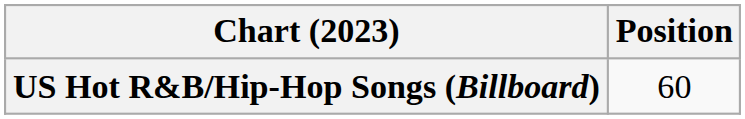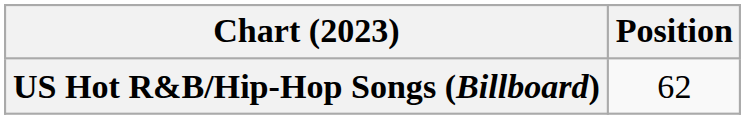(674, 85) 60 -> (674, 85) 62
